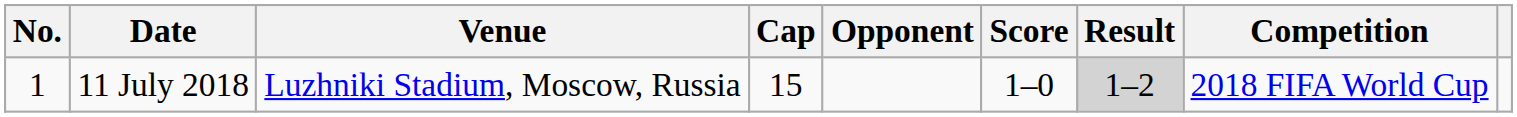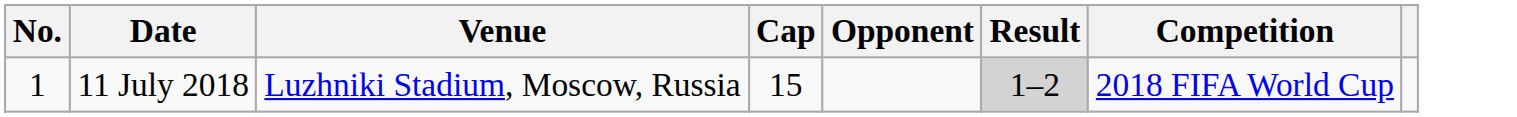- column: (1029, 31)
